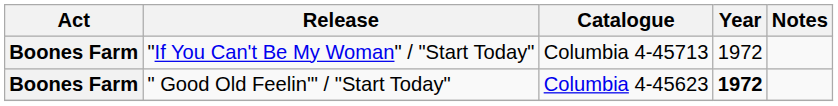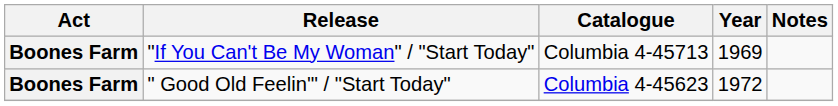(740, 52) 1972 -> (740, 52) 1969
(740, 84) bold -> (740, 84) normal
